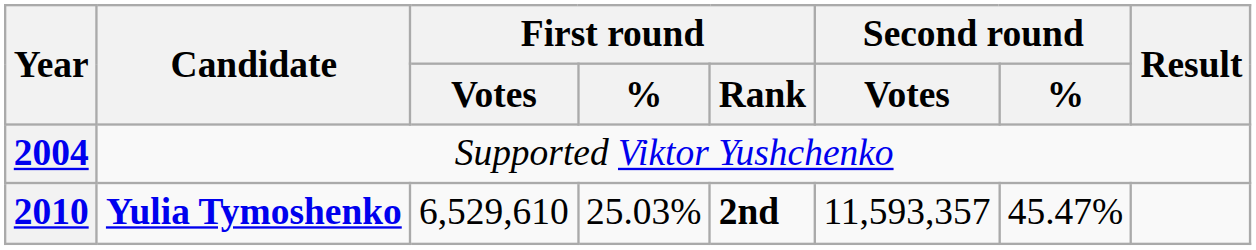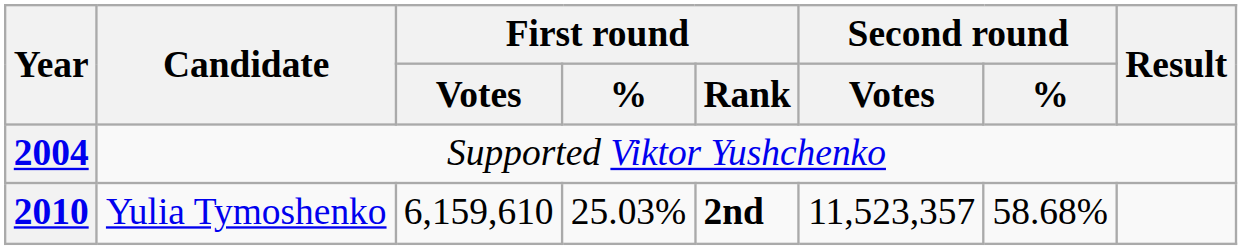(254, 212) bold -> (246, 212) normal
(494, 212) 6,529,610 -> (479, 212) 6,159,610
(907, 212) 11,593,357 -> (892, 212) 11,523,357
(1065, 212) 45.47% -> (1050, 212) 58.68%
